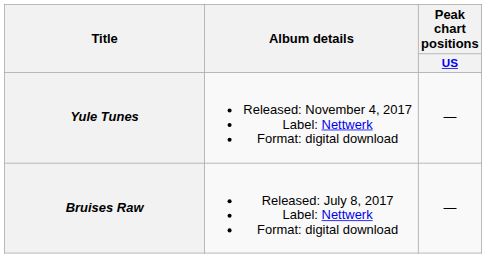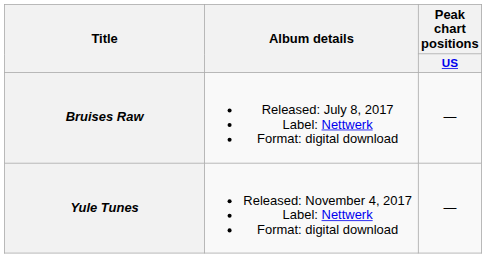rows swapped: (105, 207) <-> (105, 117)
